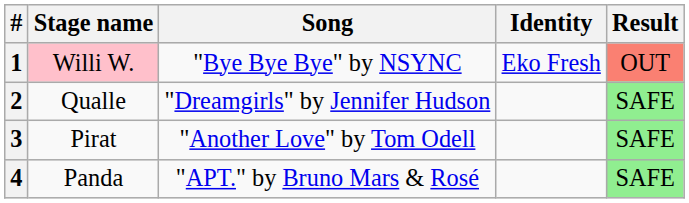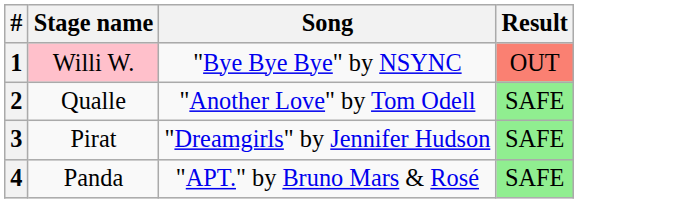- column: (551, 23)
(327, 100) "Dreamgirls" by Jennifer Hudson -> (327, 100) "Another Love" by Tom Odell
(327, 139) "Another Love" by Tom Odell -> (327, 139) "Dreamgirls" by Jennifer Hudson
